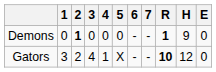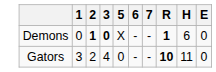- column: (106, 15)
(92, 36) normal -> (106, 36) bold
(120, 36) 0 -> (121, 36) X
(186, 36) 9 -> (187, 36) 6
(120, 56) X -> (121, 56) 0
(186, 56) 12 -> (187, 56) 11
